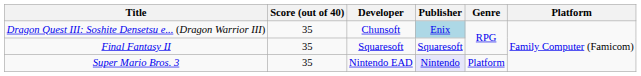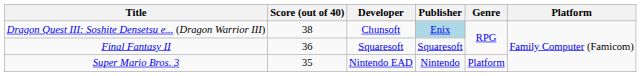(307, 29) 35 -> (307, 29) 38
(307, 46) 35 -> (307, 46) 36
(440, 63) lavender background -> (440, 63) no background
